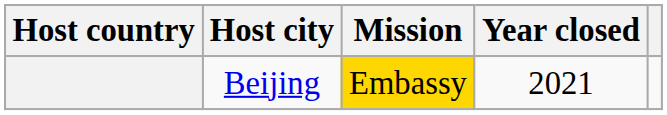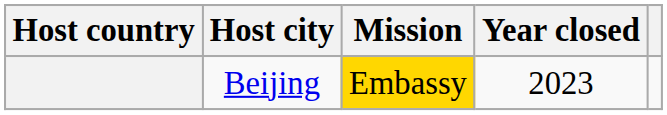(561, 82) 2021 -> (561, 82) 2023
